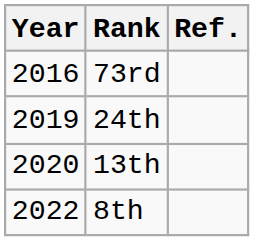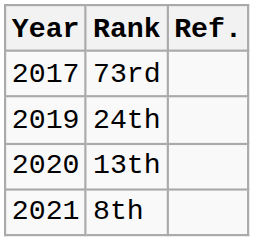(46, 74) 2016 -> (46, 74) 2017
(46, 212) 2022 -> (46, 212) 2021
